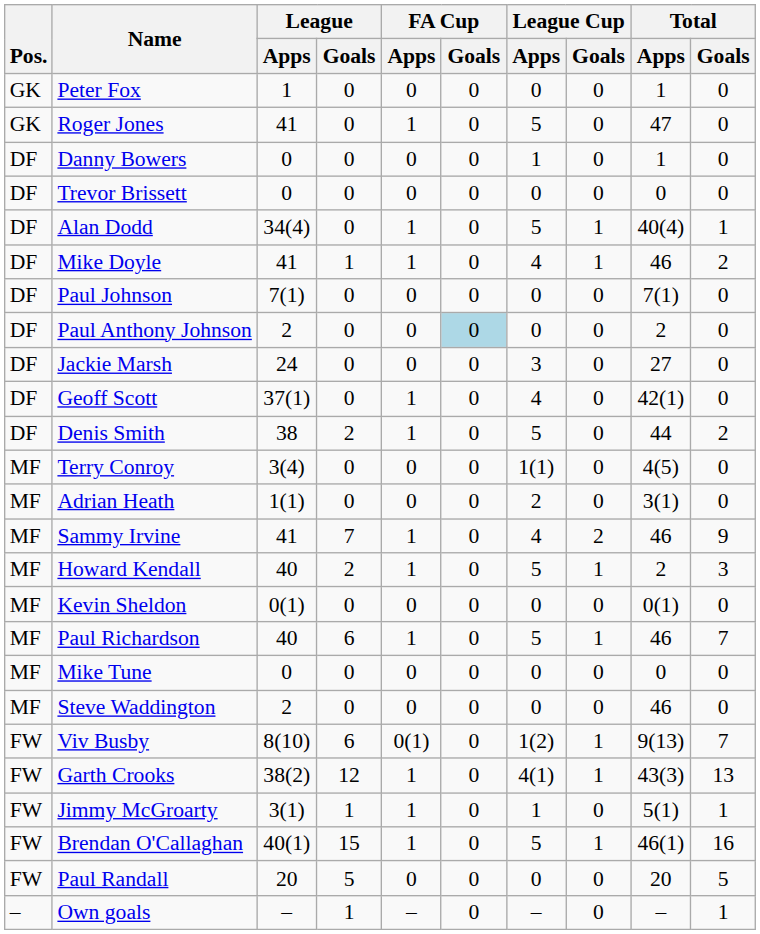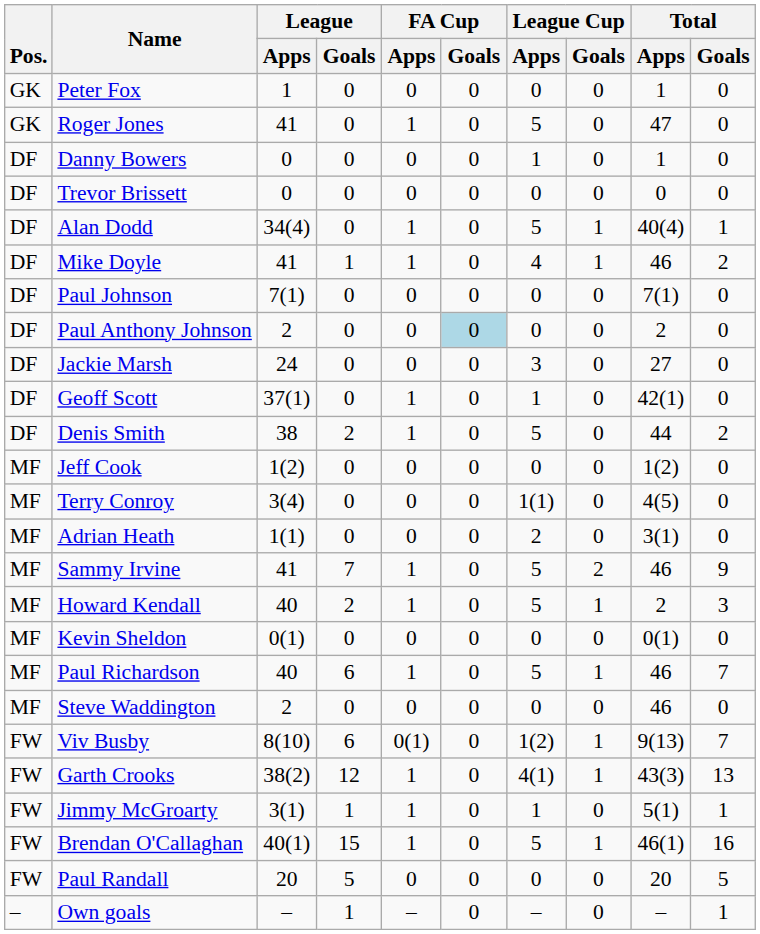(536, 398) 4 -> (536, 398) 1
+ row: (100, 466)
(536, 535) 4 -> (536, 569) 5
- row: (105, 672)
